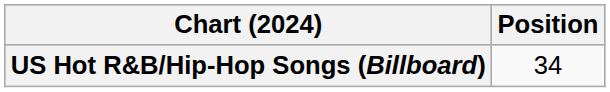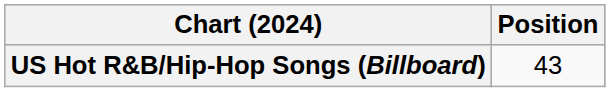(548, 65) 34 -> (548, 65) 43
